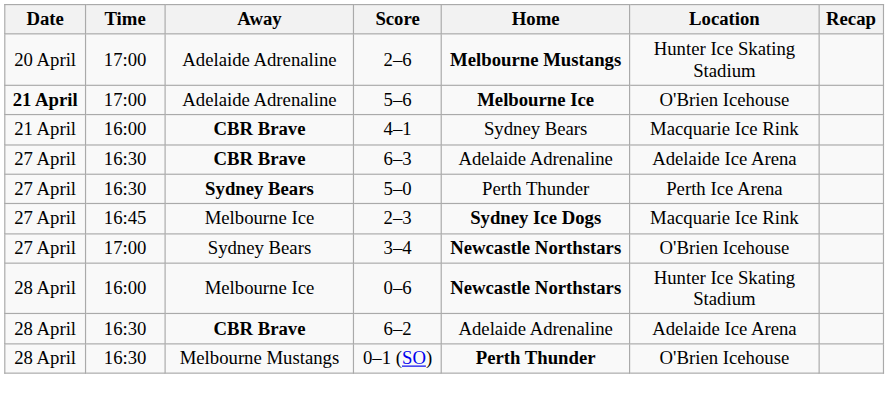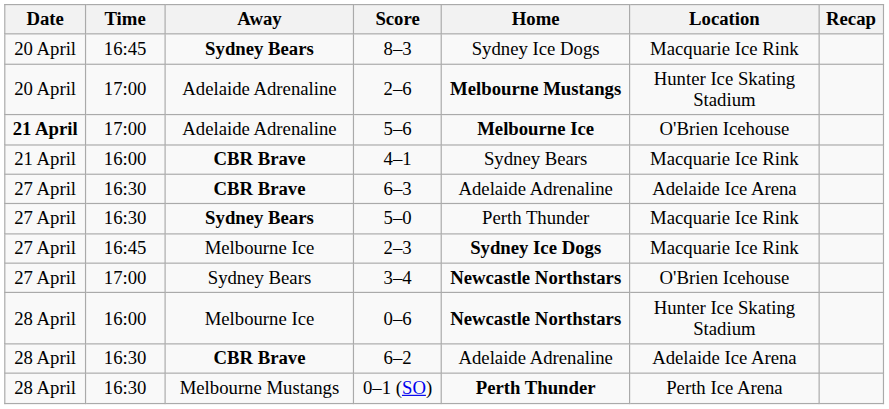+ row: (398, 49)
(724, 188) Perth Ice Arena -> (724, 218) Macquarie Ice Rink
(724, 358) O'Brien Icehouse -> (724, 388) Perth Ice Arena
